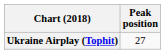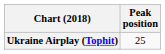(140, 40) 27 -> (140, 40) 25
